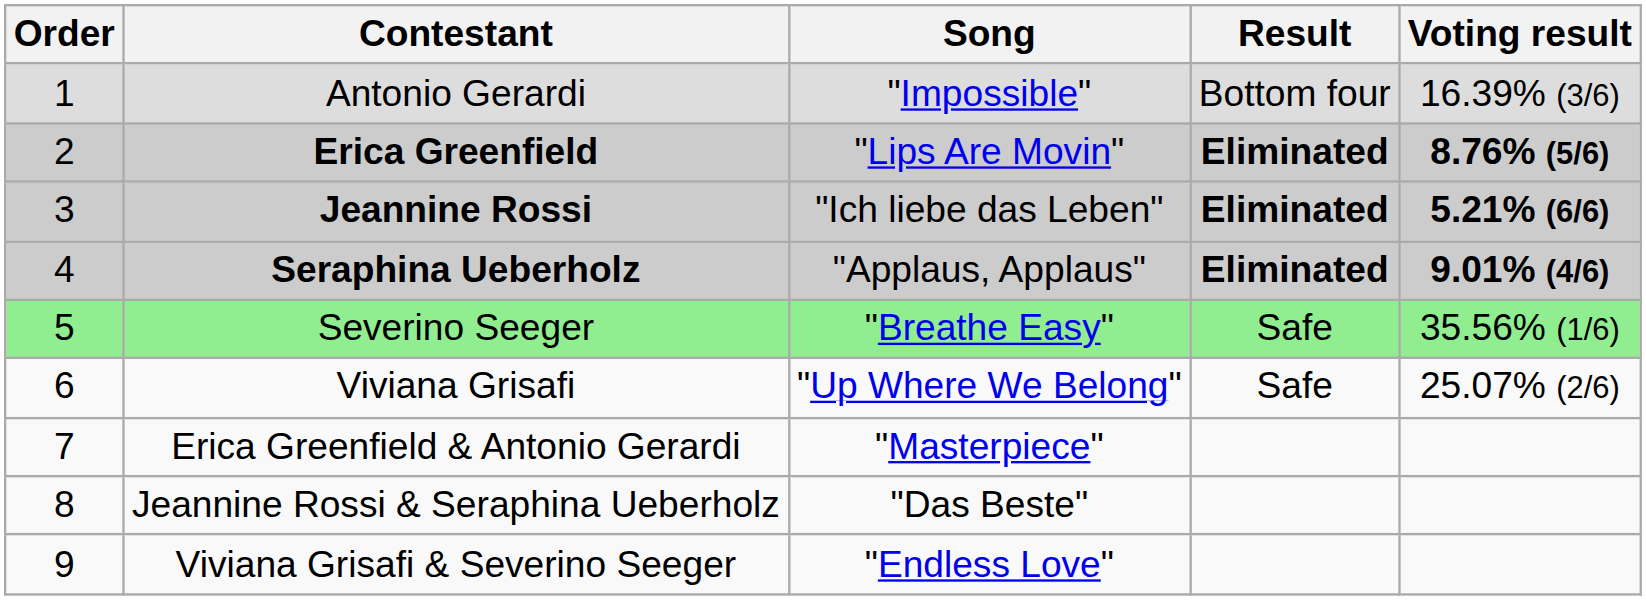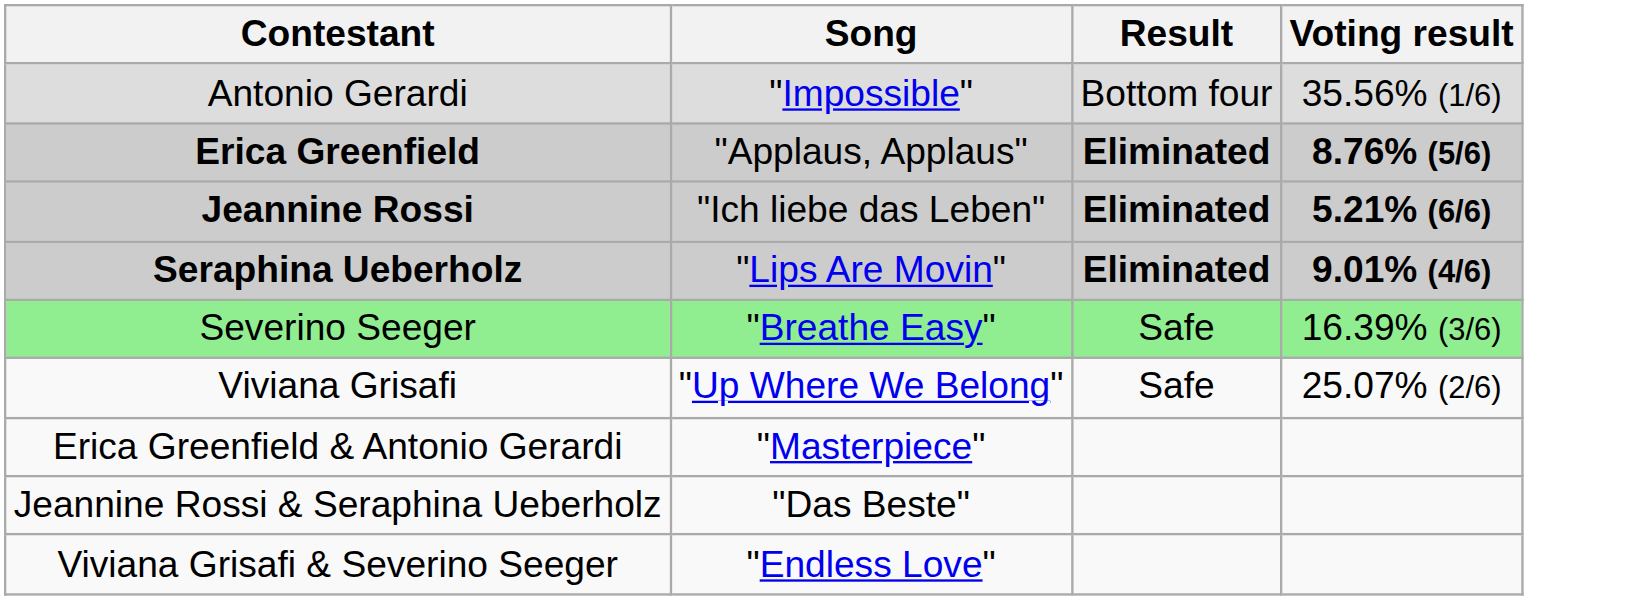- column: (64, 33)
(1520, 92) 16.39% (3/6) -> (1402, 92) 35.56% (1/6)
(989, 151) "Lips Are Movin" -> (871, 151) "Applaus, Applaus"
(989, 269) "Applaus, Applaus" -> (871, 269) "Lips Are Movin"
(1520, 328) 35.56% (1/6) -> (1402, 328) 16.39% (3/6)
